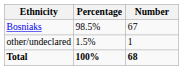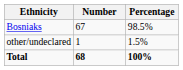columns swapped: (152, 12) <-> (99, 12)
